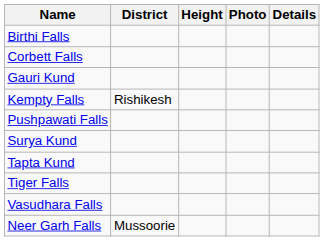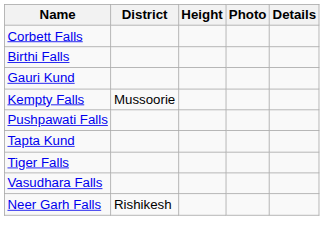rows swapped: (38, 36) <-> (45, 57)
(143, 99) Rishikesh -> (145, 99) Mussoorie
- row: (42, 141)
(145, 225) Mussoorie -> (143, 204) Rishikesh
